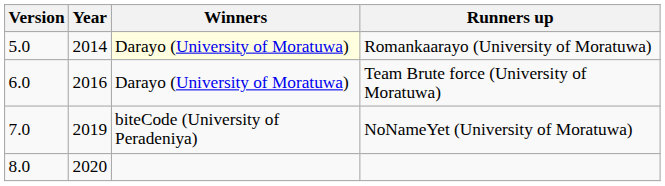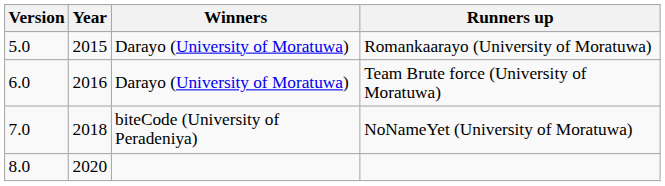(90, 45) 2014 -> (90, 45) 2015
(232, 45) lightyellow background -> (232, 45) no background
(90, 129) 2019 -> (90, 129) 2018
